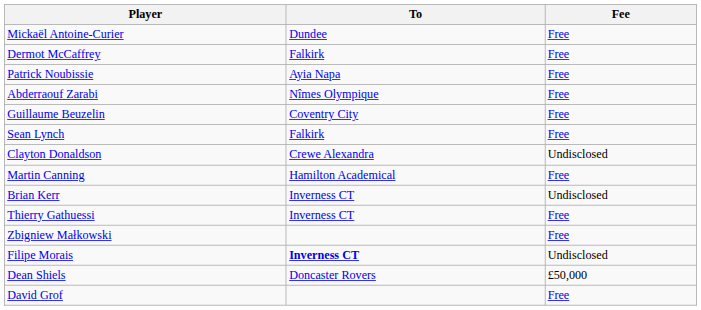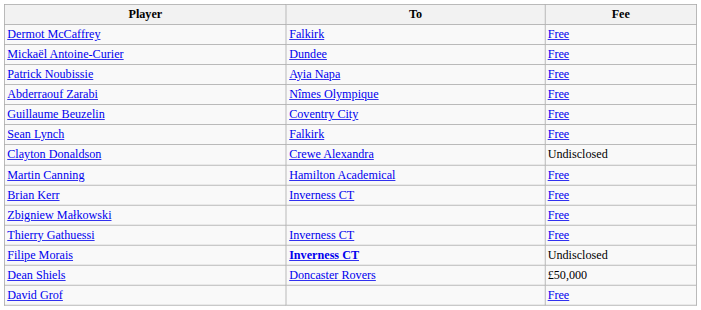rows swapped: (65, 34) <-> (54, 54)
(578, 195) Undisclosed -> (558, 195) Free
rows swapped: (59, 235) <-> (51, 215)
